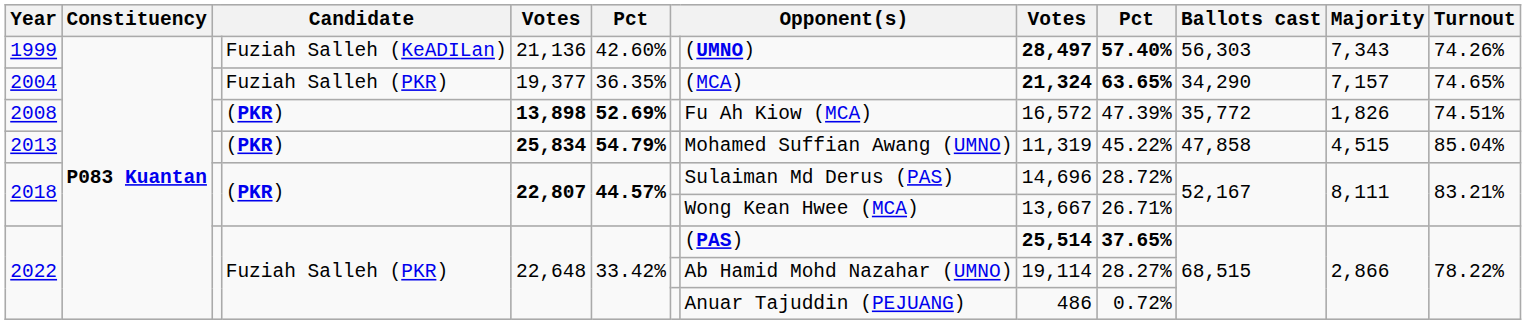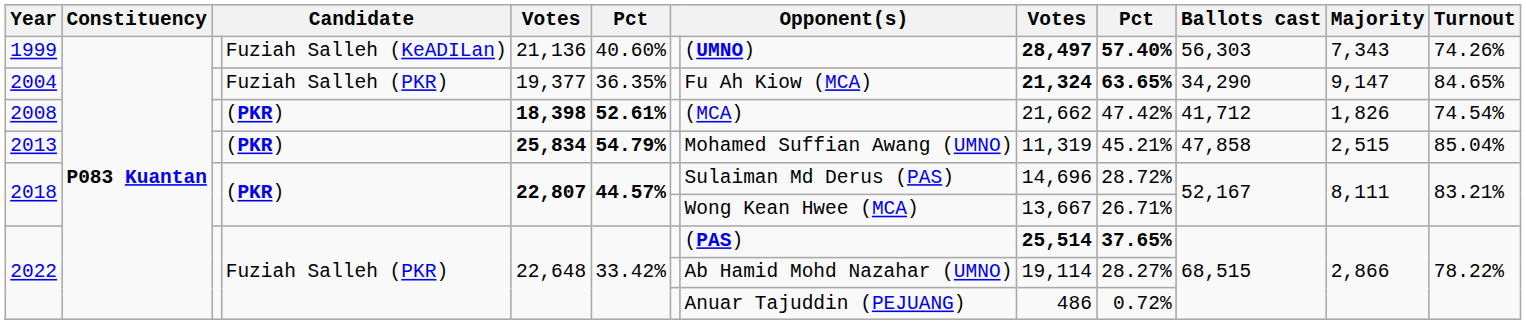(631, 52) 42.60% -> (631, 52) 40.60%
(714, 84) (MCA) -> (778, 84) Fu Ah Kiow (MCA)
(1360, 84) 7,157 -> (1360, 84) 9,147
(1469, 84) 74.65% -> (1469, 84) 84.65%
(551, 115) 13,898 -> (551, 115) 18,398
(631, 115) 52.69% -> (631, 115) 52.61%
(778, 115) Fu Ah Kiow (MCA) -> (714, 115) (MCA)
(1057, 115) 16,572 -> (1057, 115) 21,662
(1136, 115) 47.39% -> (1136, 115) 47.42%
(1216, 115) 35,772 -> (1216, 115) 41,712
(1469, 115) 74.51% -> (1469, 115) 74.54%
(1136, 147) 45.22% -> (1136, 147) 45.21%
(1360, 147) 4,515 -> (1360, 147) 2,515
